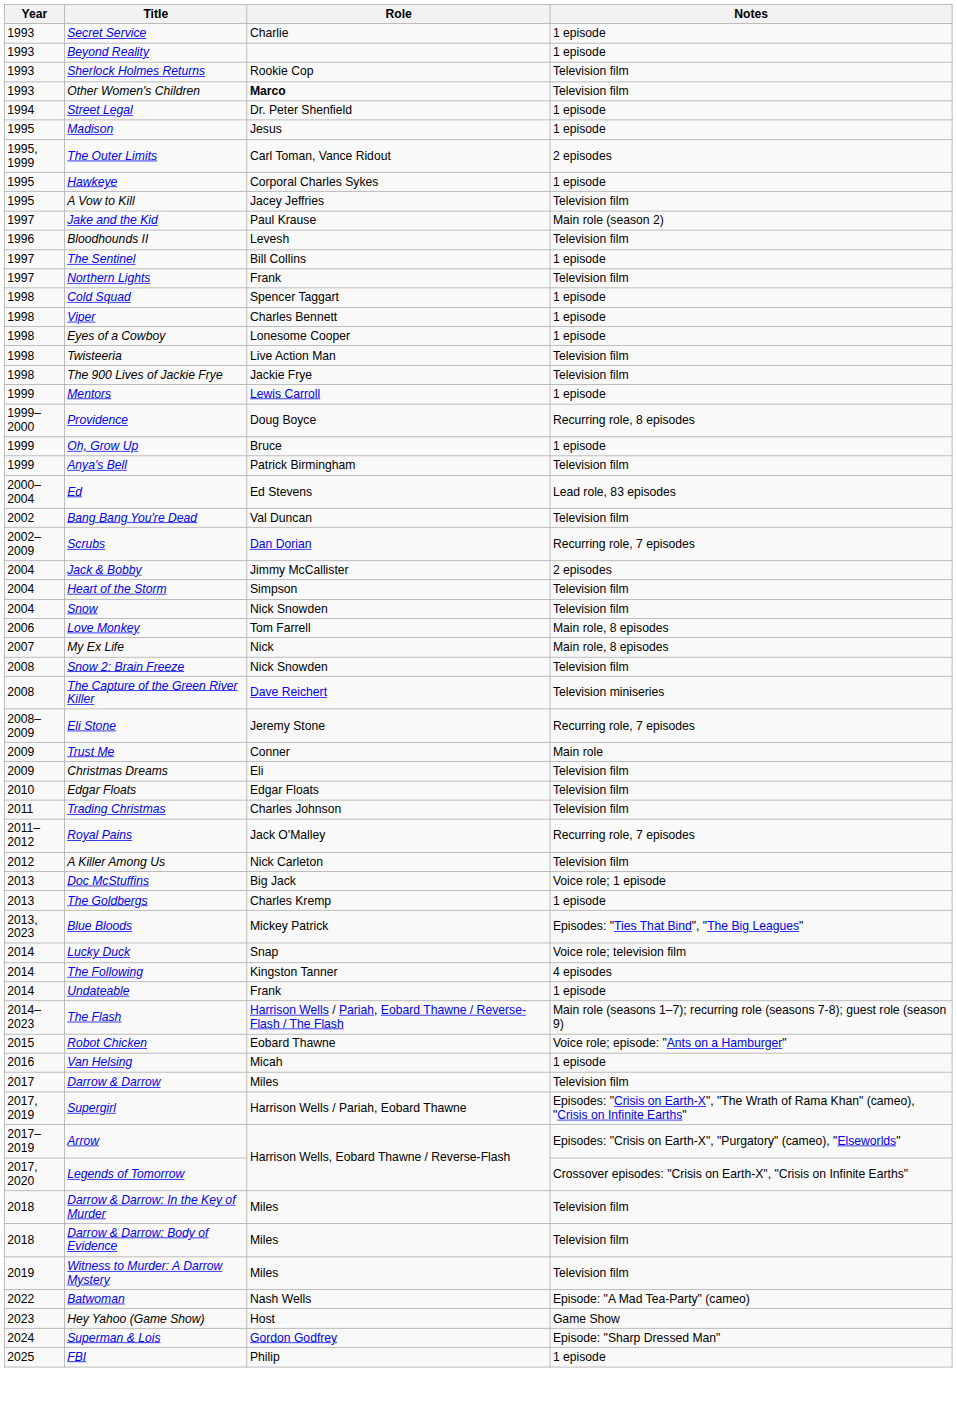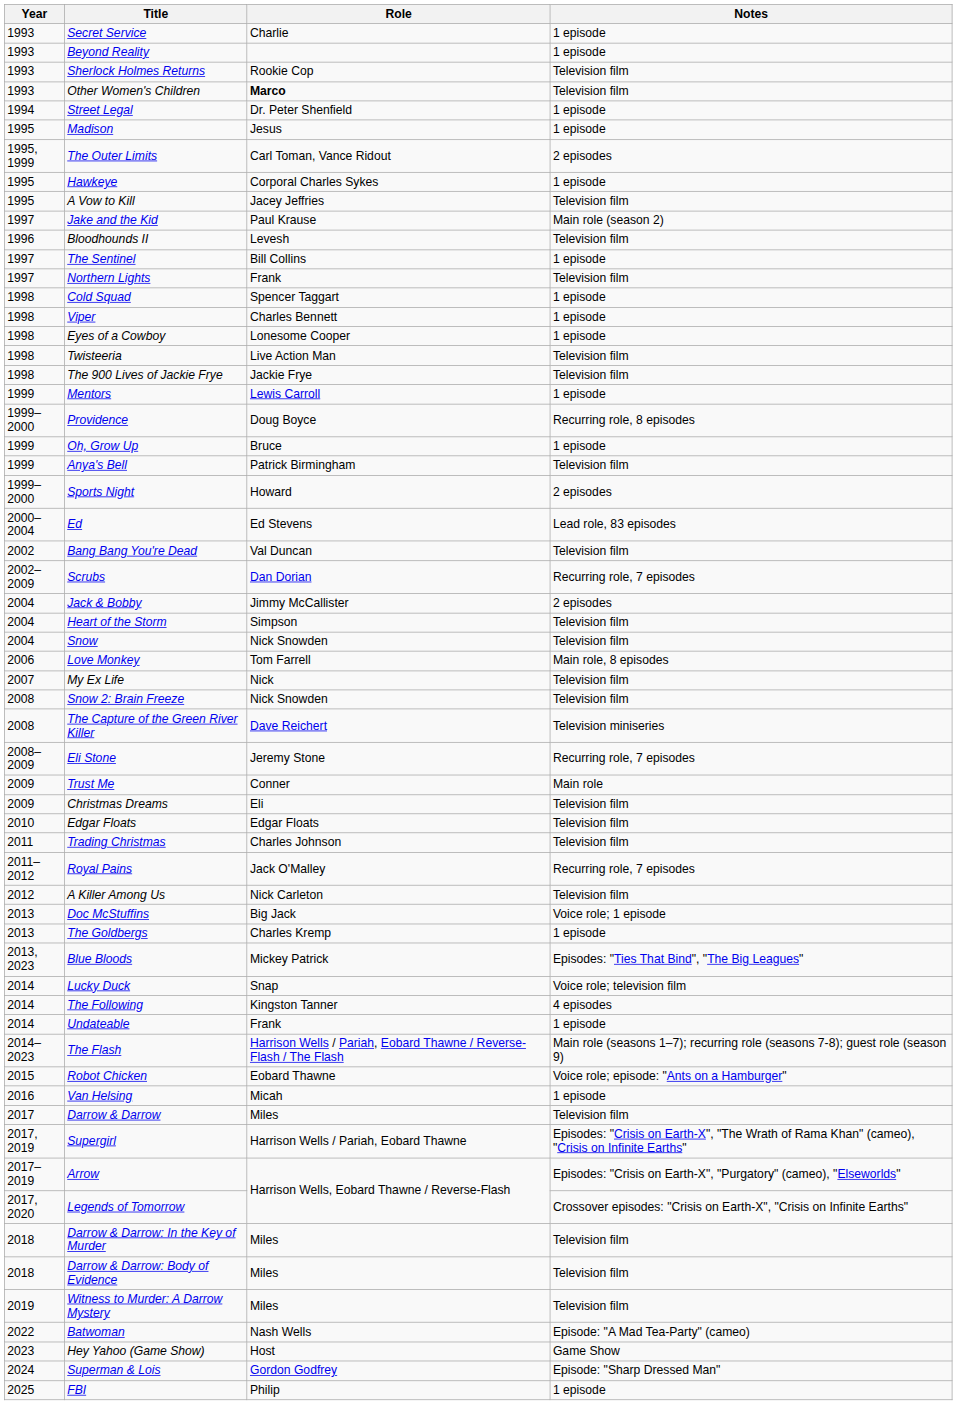+ row: (101, 491)
(611, 647) Main role, 8 episodes -> (591, 680) Television film
